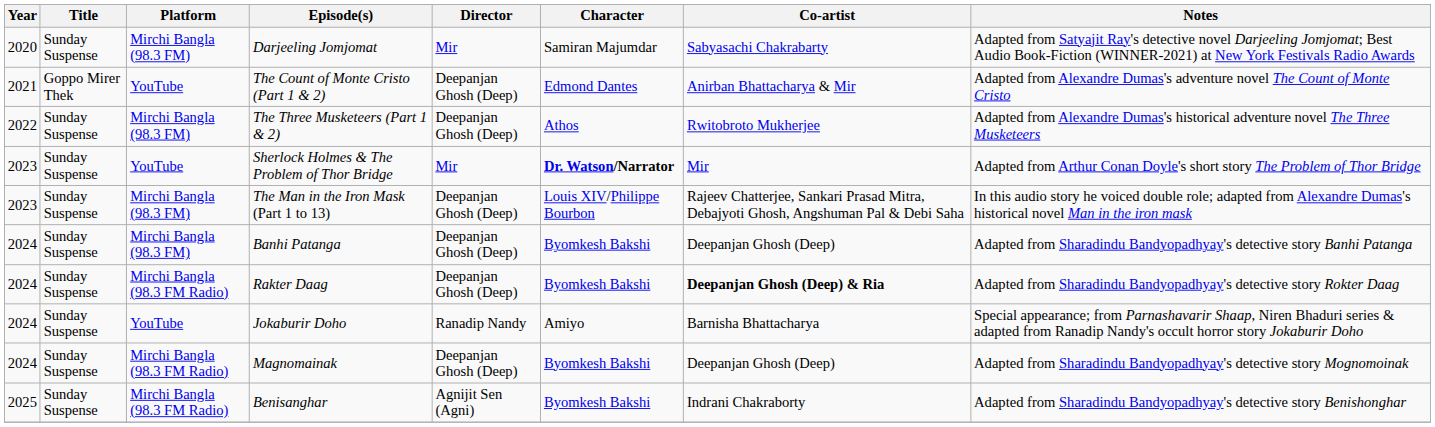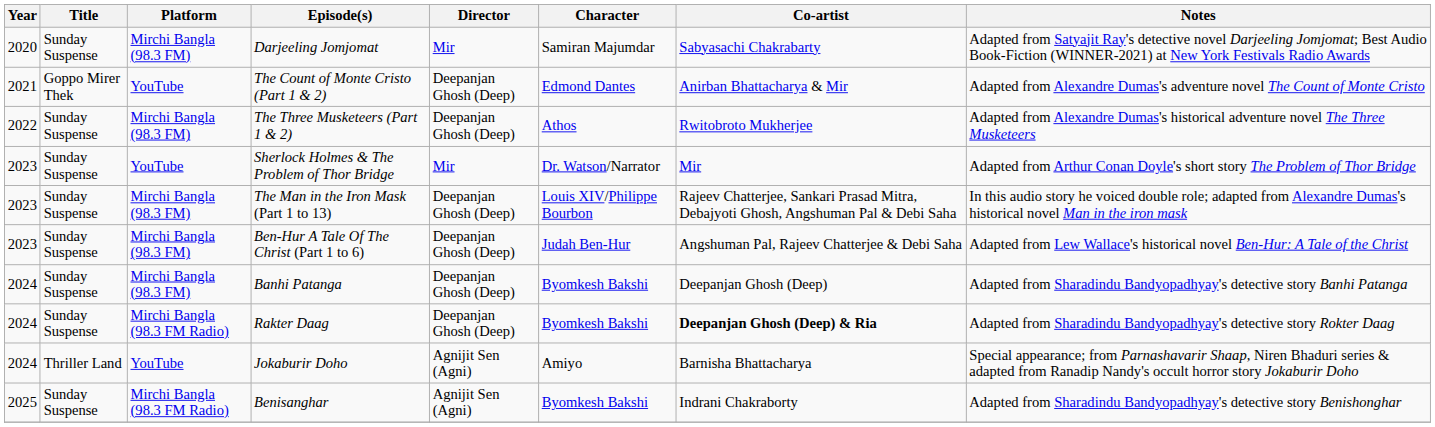(609, 165) bold -> (601, 165) normal
+ row: (321, 244)
(71, 323) Sunday Suspense -> (83, 363) Thriller Land
(481, 323) Ranadip Nandy -> (466, 363) Agnijit Sen (Agni)
- row: (295, 363)
